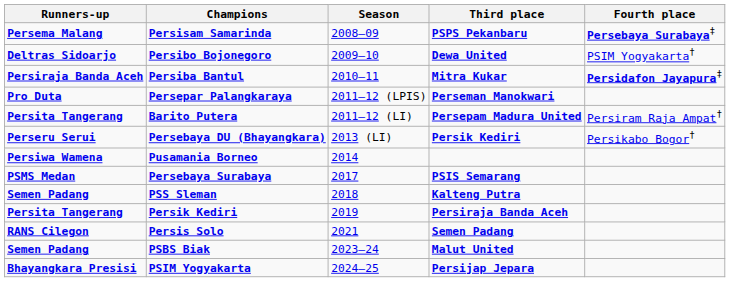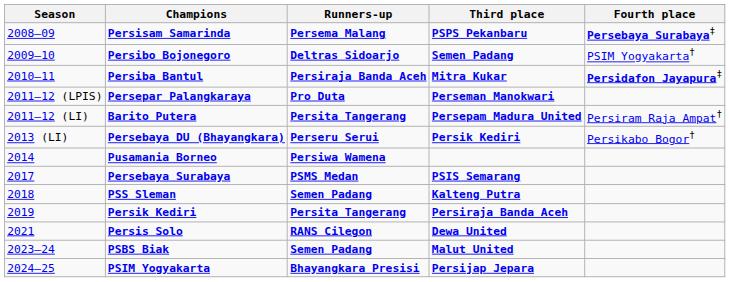columns swapped: (379, 14) <-> (75, 14)
(469, 55) Dewa United -> (473, 55) Semen Padang
(473, 231) Semen Padang -> (469, 231) Dewa United
